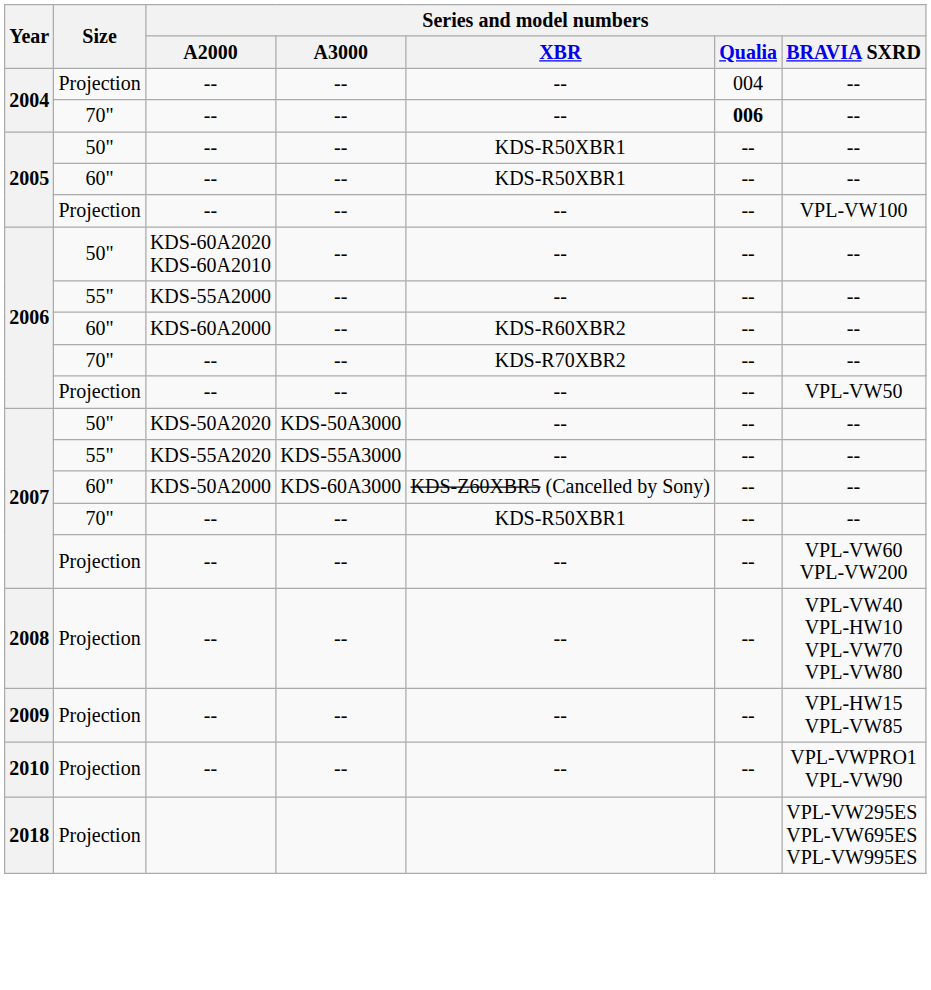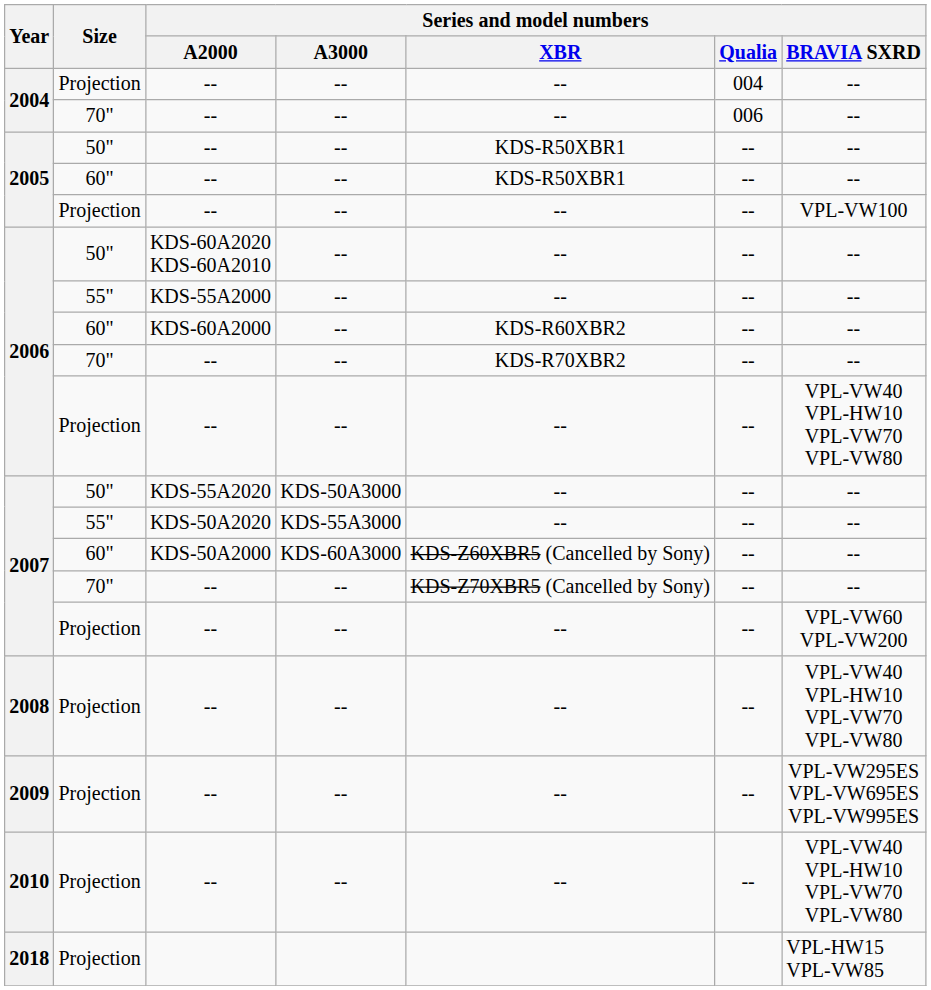(748, 115) bold -> (748, 115) normal
(854, 391) VPL-VW50 -> (854, 425) VPL-VW40 VPL-HW10 VPL-VW70 VPL-VW80
(210, 423) KDS-50A2020 -> (210, 490) KDS-55A2020
(210, 455) KDS-55A2020 -> (210, 522) KDS-50A2020
(560, 518) KDS-R50XBR1 -> (560, 586) KDS-Z70XBR5 (Cancelled by Sony)
(854, 715) VPL-HW15 VPL-VW85 -> (854, 793) VPL-VW295ES VPL-VW695ES VPL-VW995ES
(854, 769) VPL-VWPRO1 VPL-VW90 -> (854, 881) VPL-VW40 VPL-HW10 VPL-VW70 VPL-VW80
(852, 834) VPL-VW295ES VPL-VW695ES VPL-VW995ES -> (835, 958) VPL-HW15 VPL-VW85
